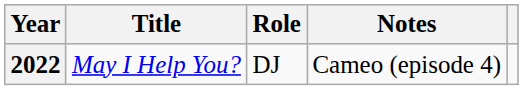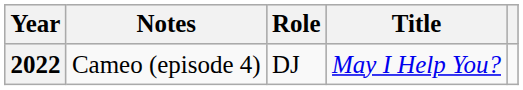columns swapped: (156, 24) <-> (407, 24)
